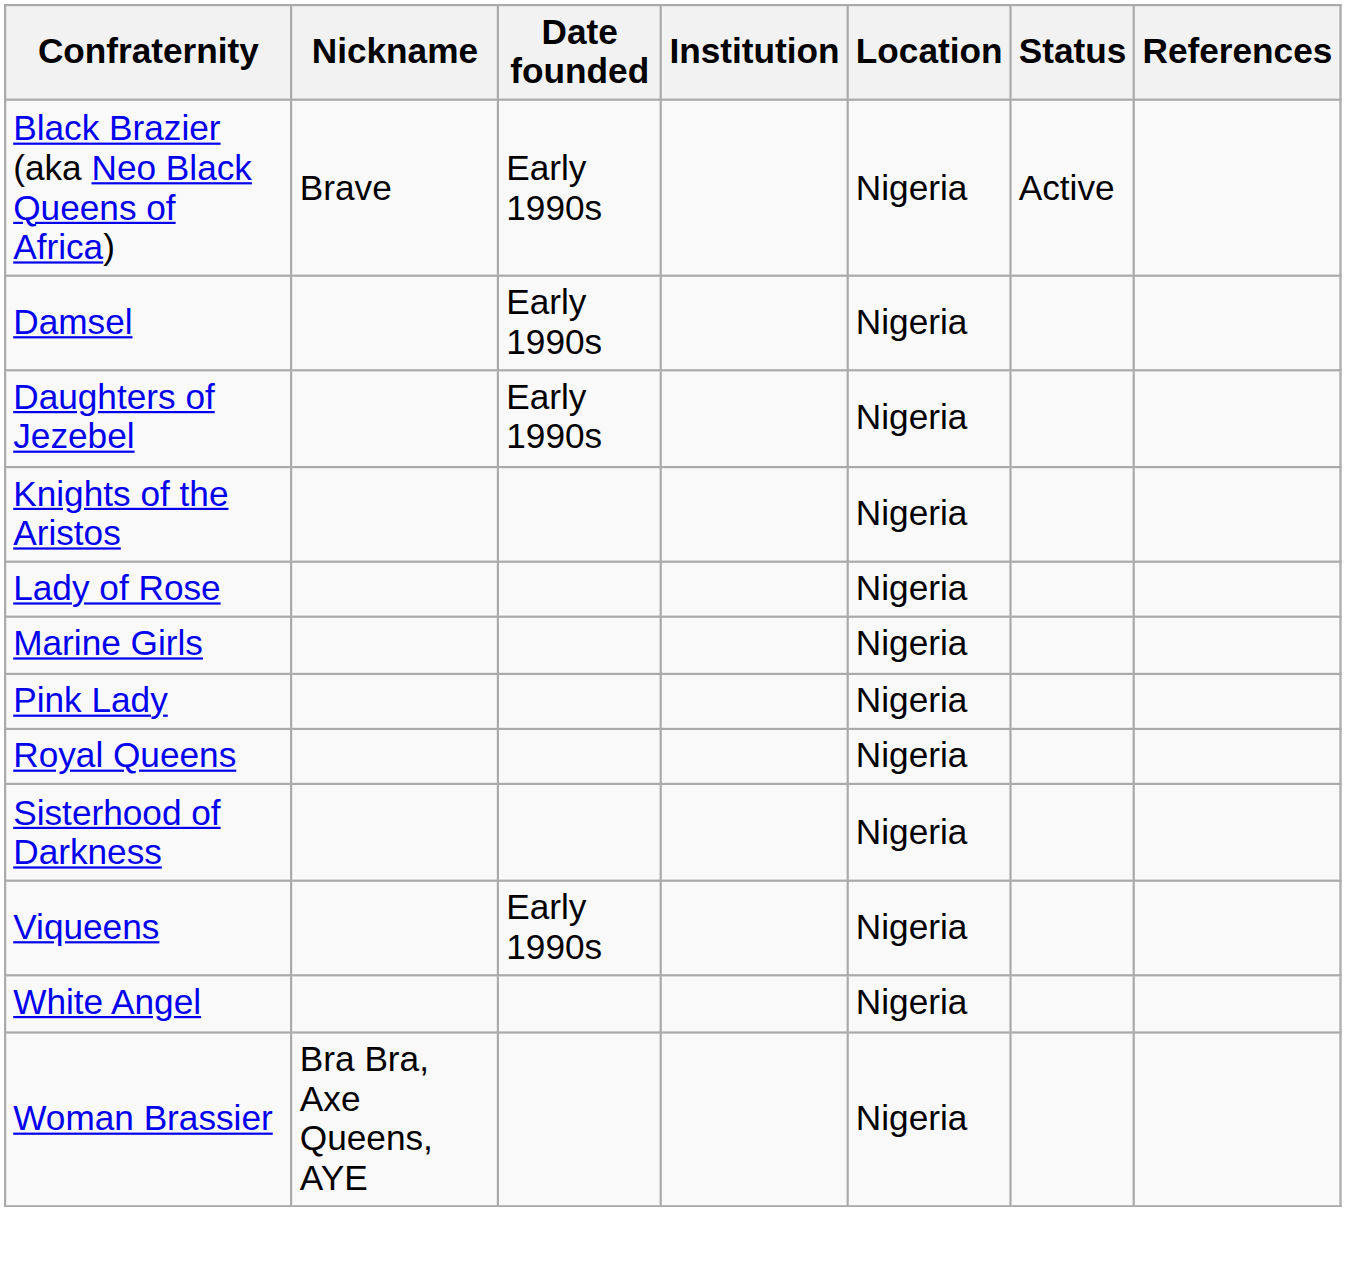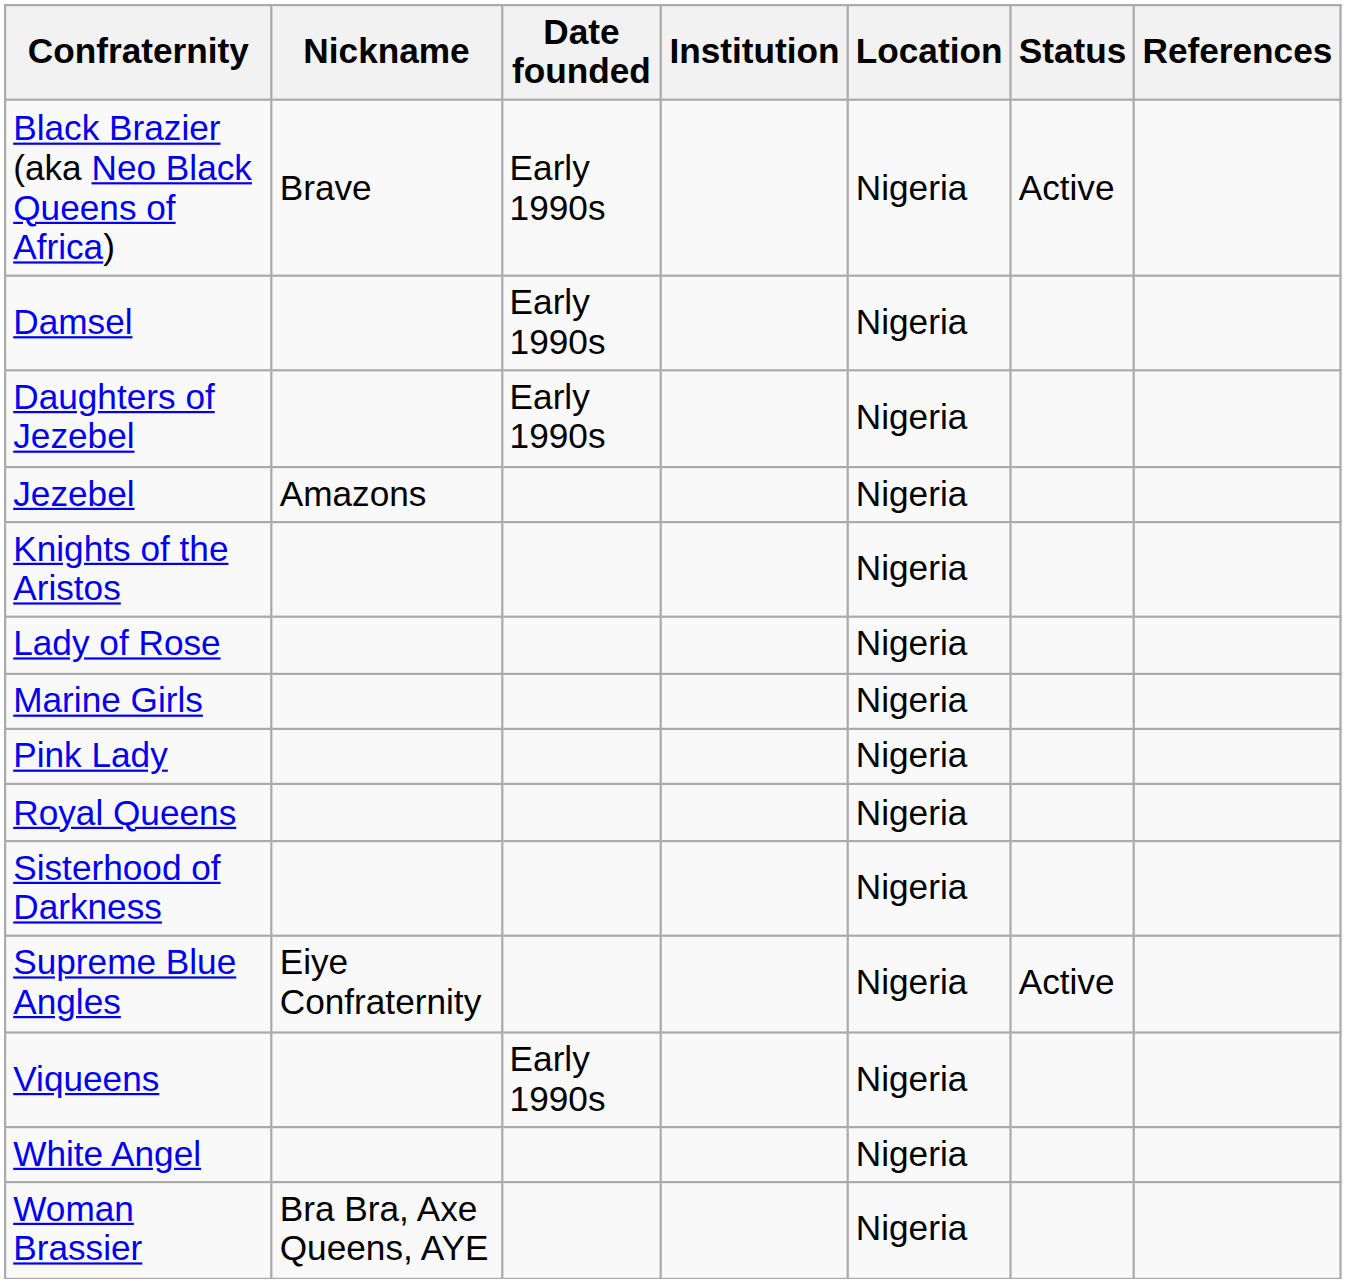+ row: (74, 493)
+ row: (125, 983)
